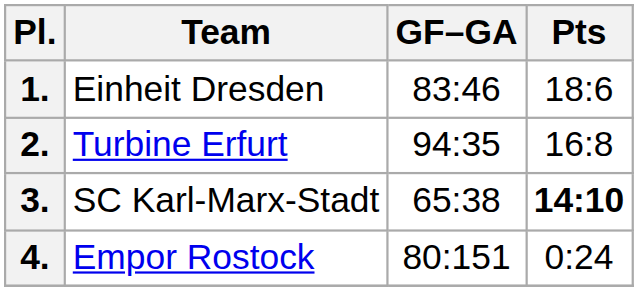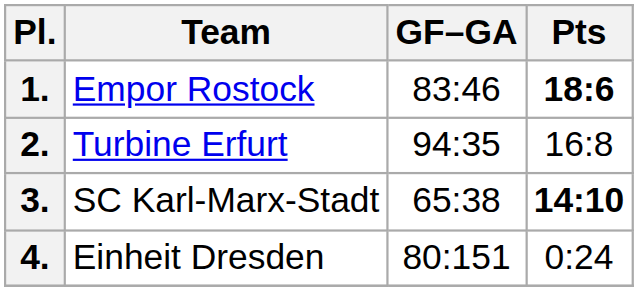(199, 88) Einheit Dresden -> (194, 88) Empor Rostock
(579, 88) normal -> (579, 88) bold
(194, 256) Empor Rostock -> (199, 256) Einheit Dresden
